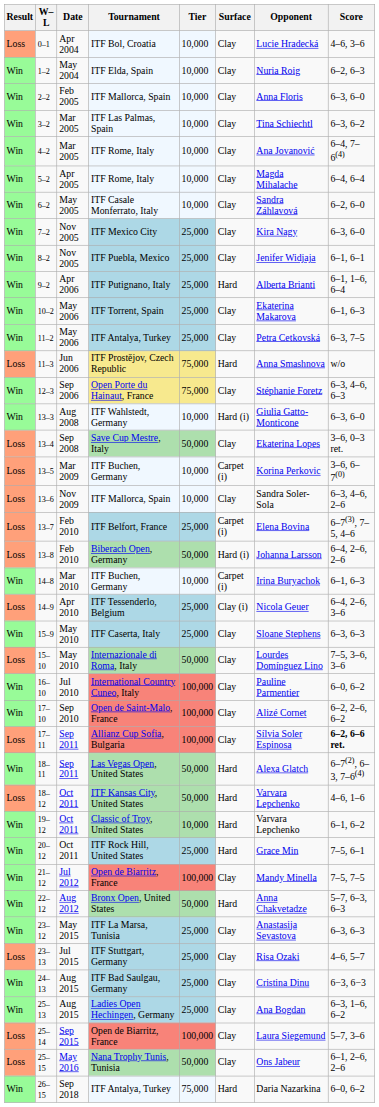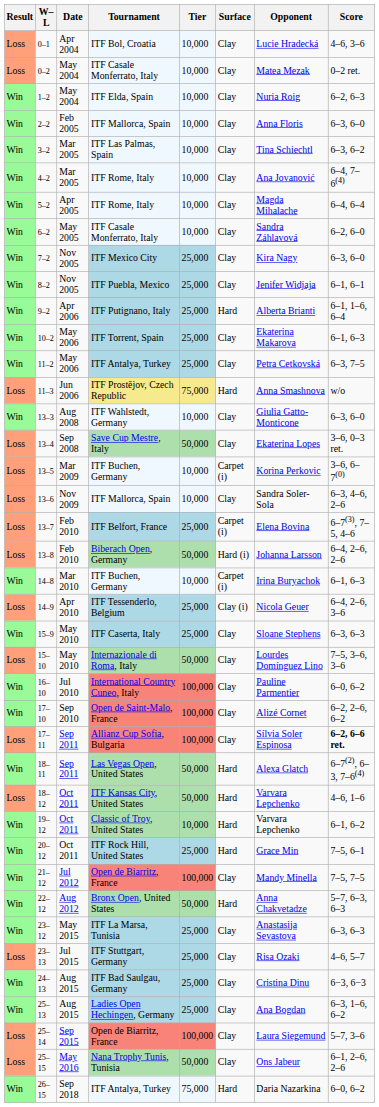+ row: (44, 71)
- row: (46, 391)
(233, 417) Hard (i) -> (227, 417) Clay
